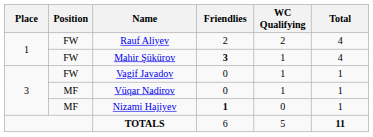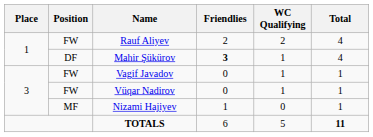(71, 57) FW -> (71, 57) DF
(71, 91) MF -> (71, 91) FW
(225, 107) bold -> (225, 107) normal
